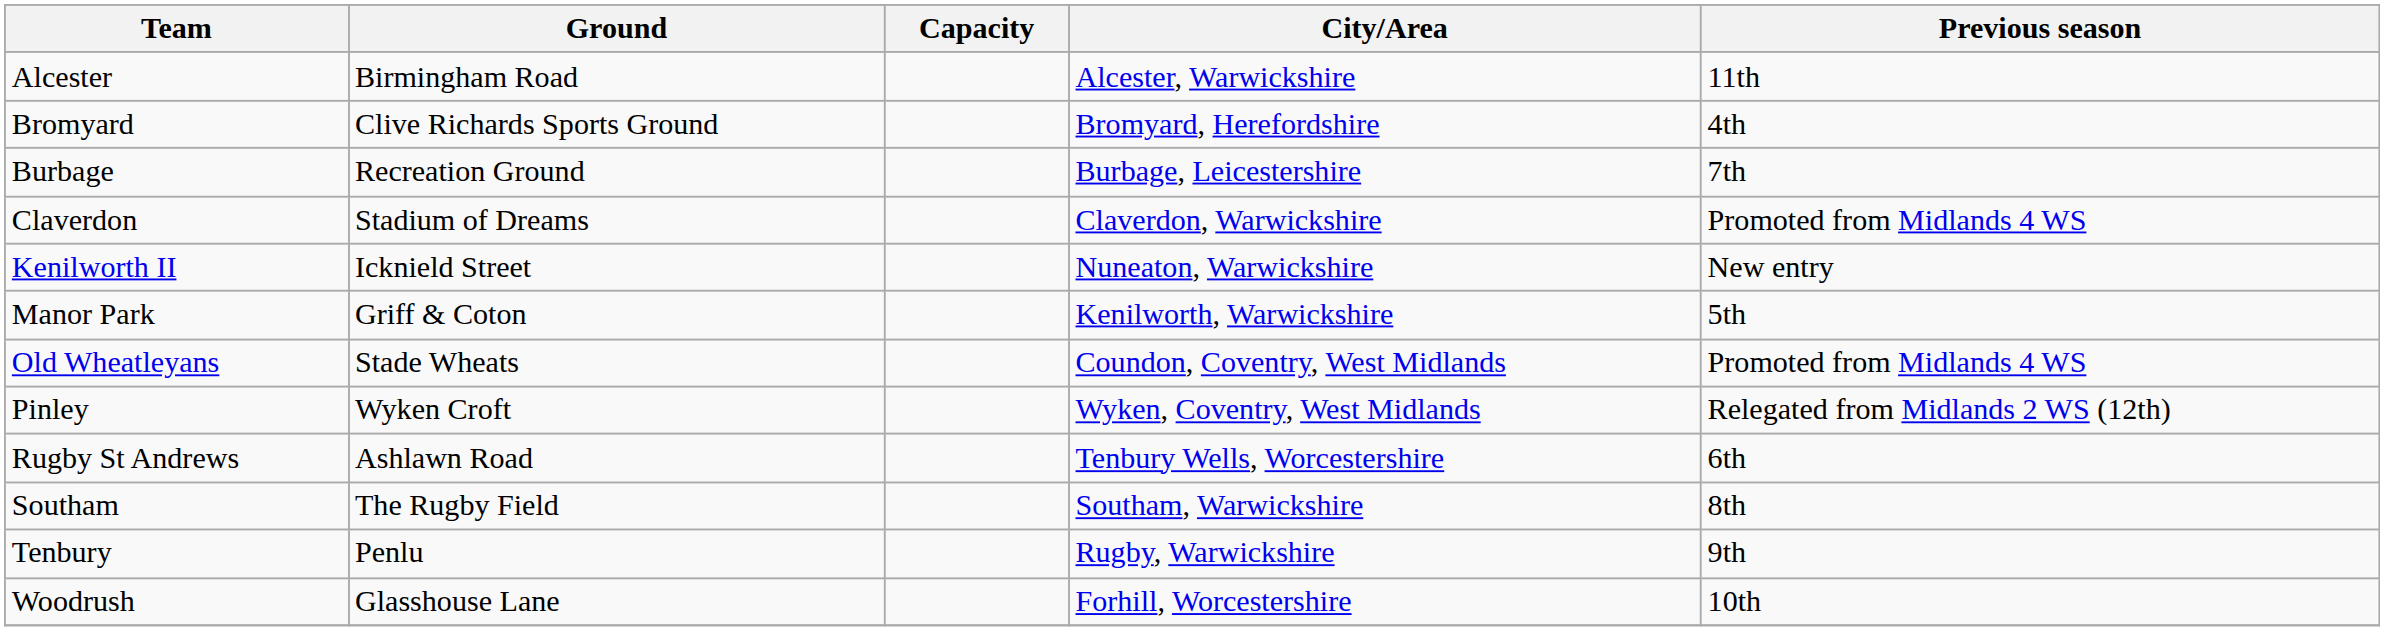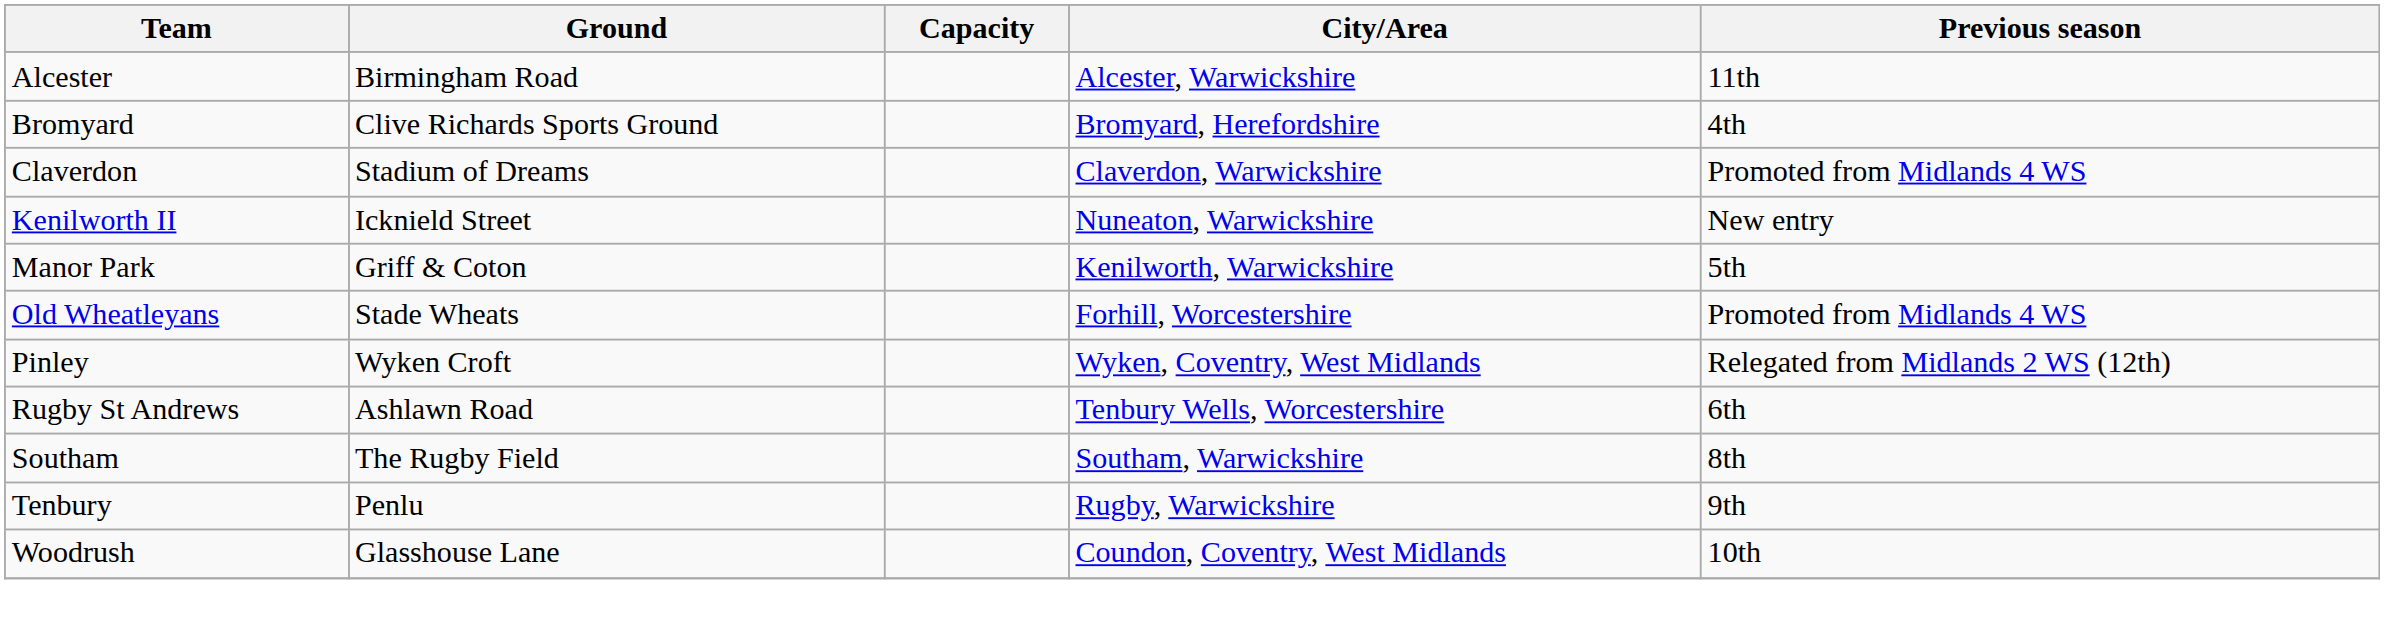- row: (63, 171)
(1291, 362) Coundon, Coventry, West Midlands -> (1214, 314) Forhill, Worcestershire
(1214, 600) Forhill, Worcestershire -> (1291, 553) Coundon, Coventry, West Midlands
